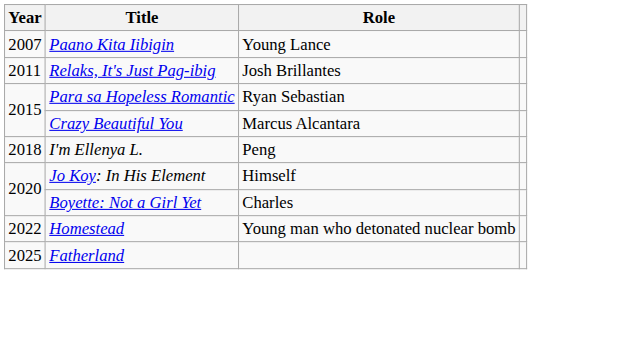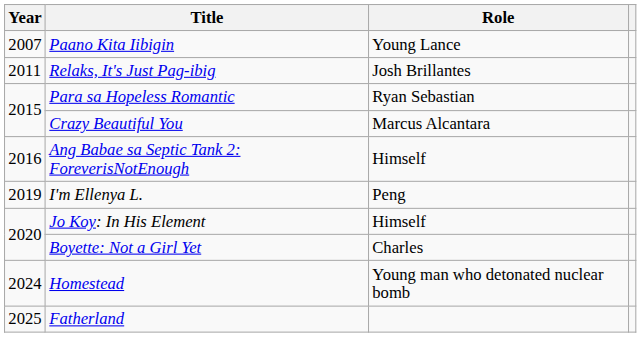+ row: (145, 159)
(25, 149) 2018 -> (25, 194) 2019
(25, 228) 2022 -> (25, 283) 2024
